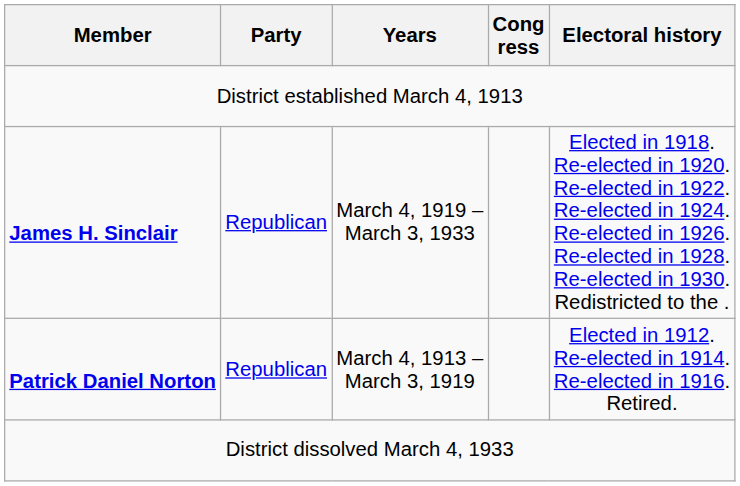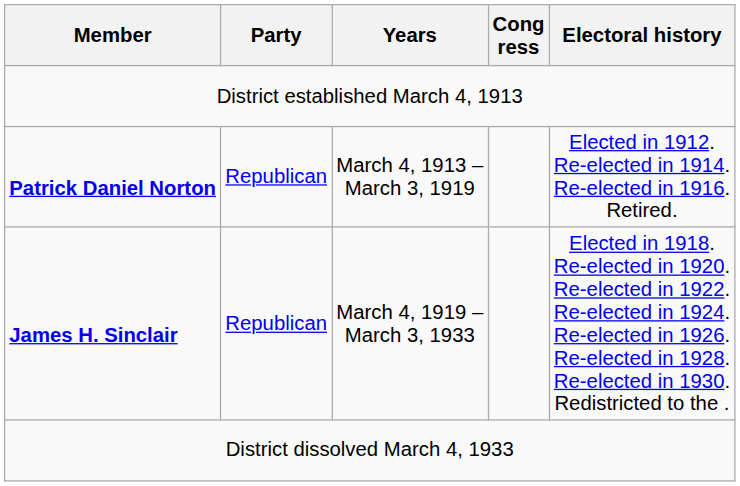rows swapped: (113, 380) <-> (93, 233)
